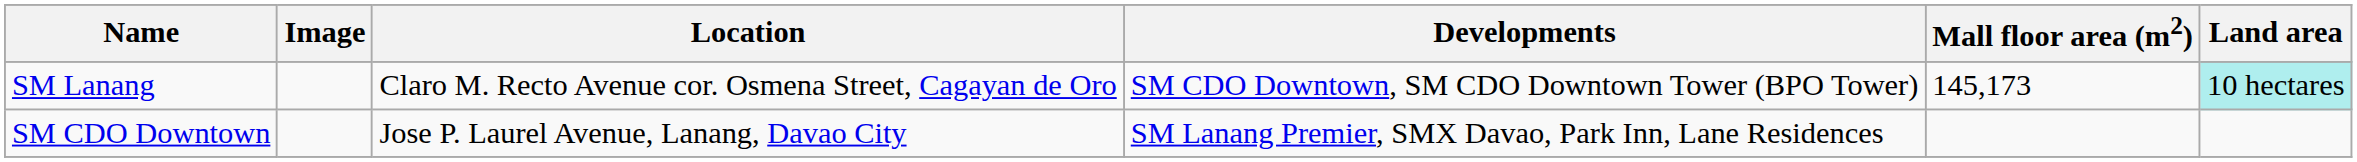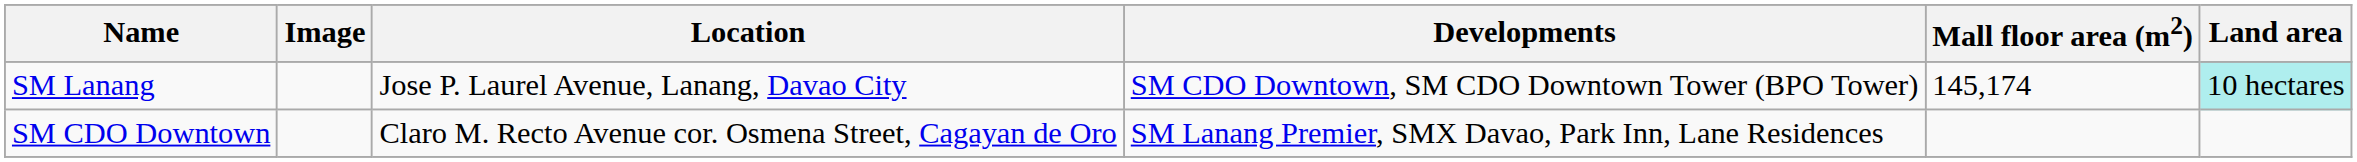(748, 85) Claro M. Recto Avenue cor. Osmena Street, Cagayan de Oro -> (643, 85) Jose P. Laurel Avenue, Lanang, Davao City
(1982, 85) 145,173 -> (1982, 85) 145,174
(643, 133) Jose P. Laurel Avenue, Lanang, Davao City -> (748, 133) Claro M. Recto Avenue cor. Osmena Street, Cagayan de Oro
